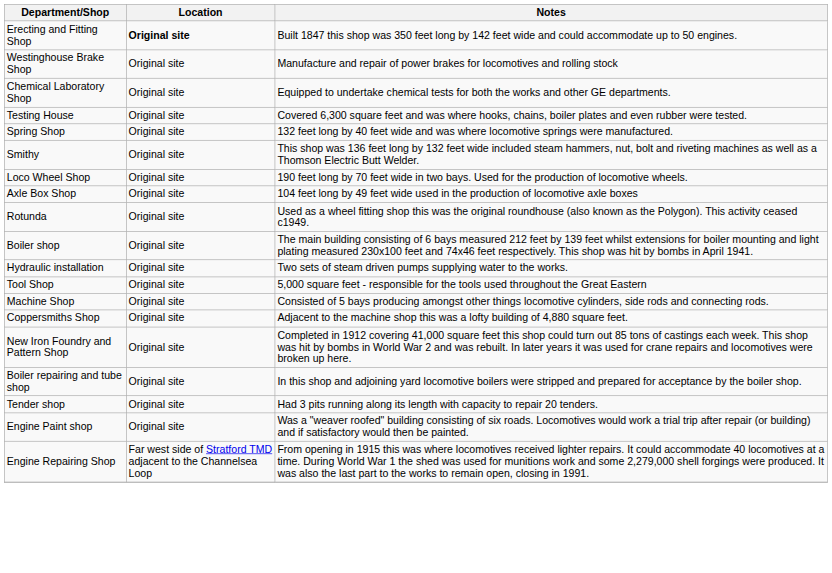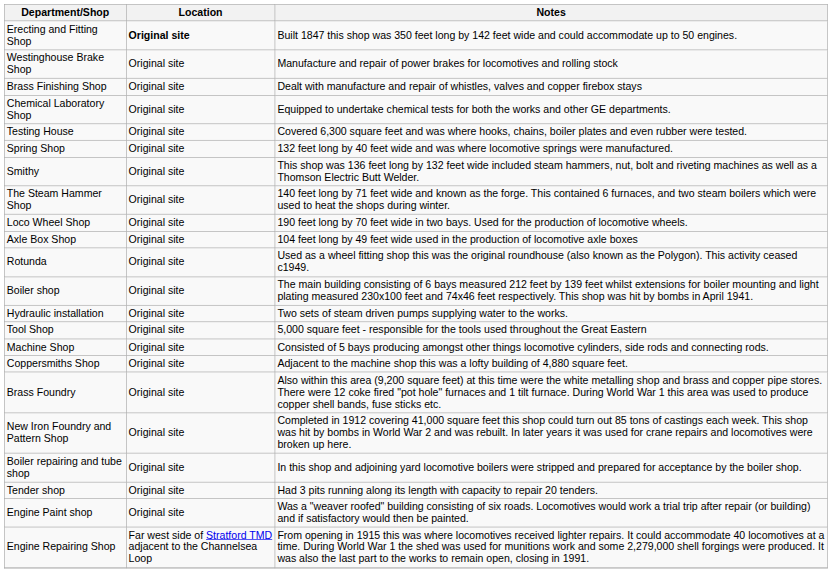+ row: (57, 86)
+ row: (54, 200)
+ row: (41, 392)
